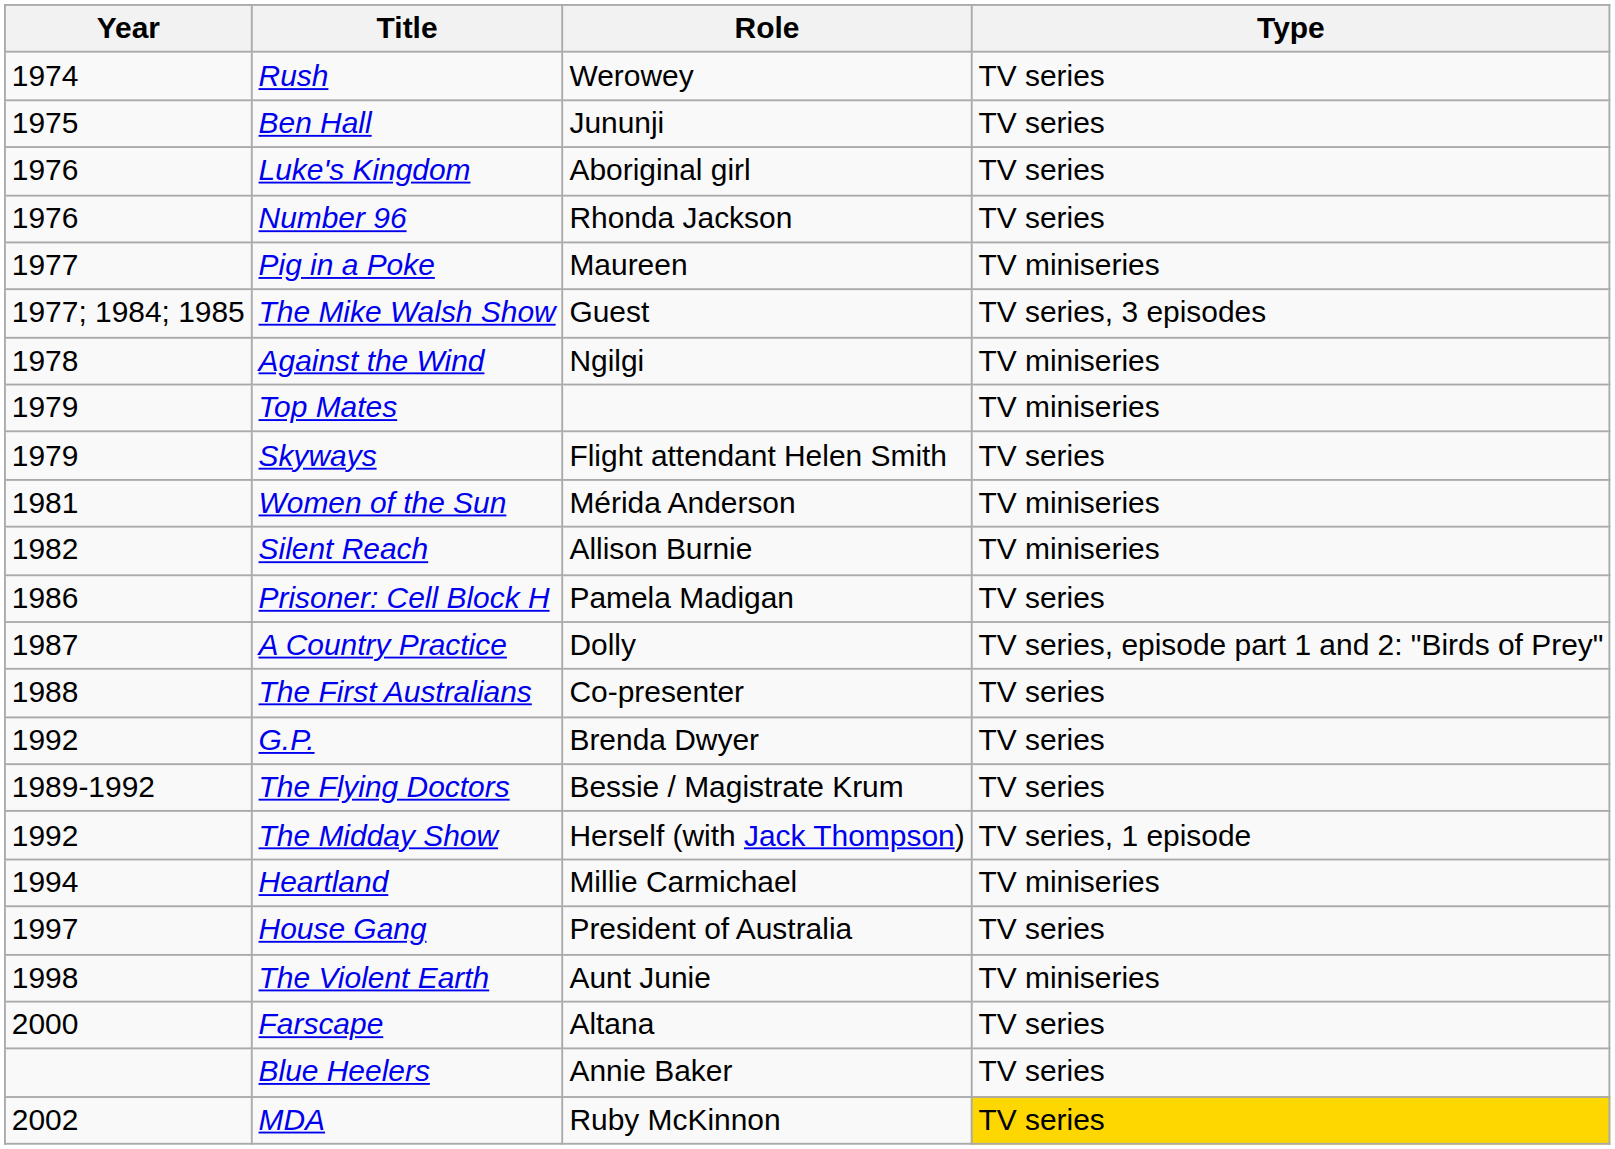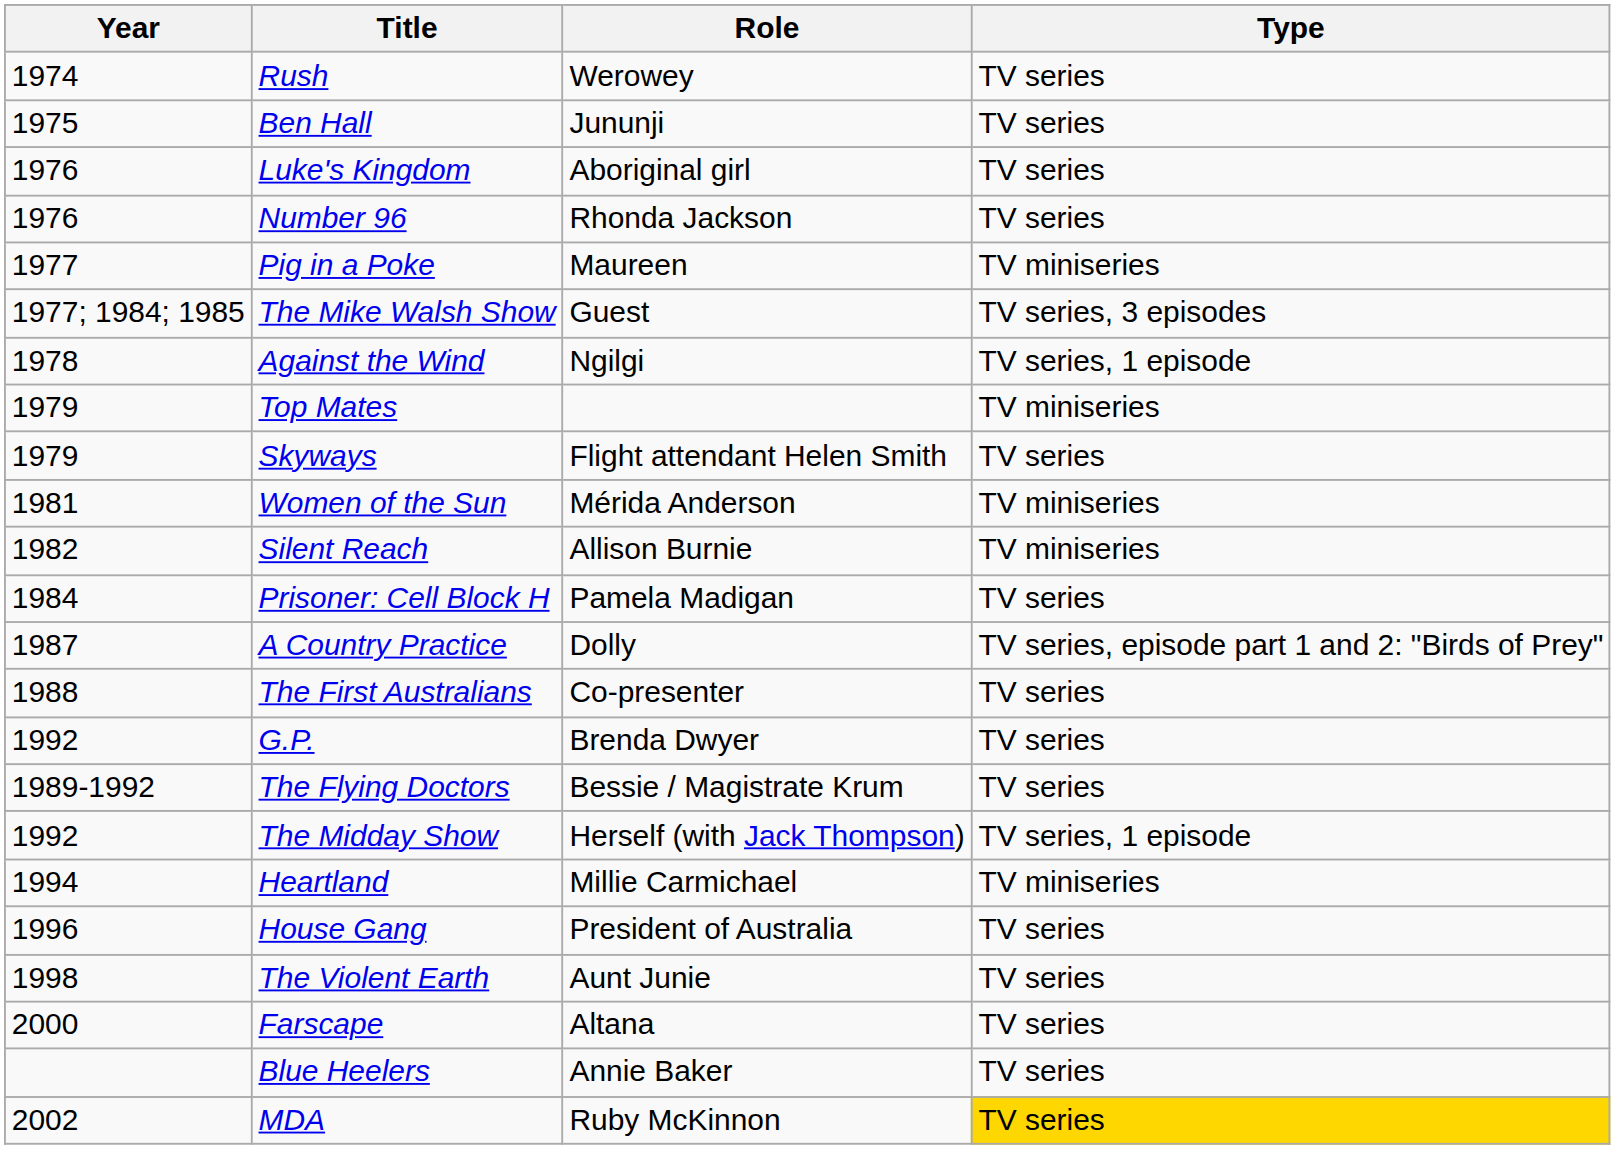(1069, 360) TV miniseries -> (1115, 360) TV series, 1 episode
(45, 597) 1986 -> (45, 597) 1984
(45, 929) 1997 -> (45, 929) 1996
(1069, 977) TV miniseries -> (1042, 977) TV series
